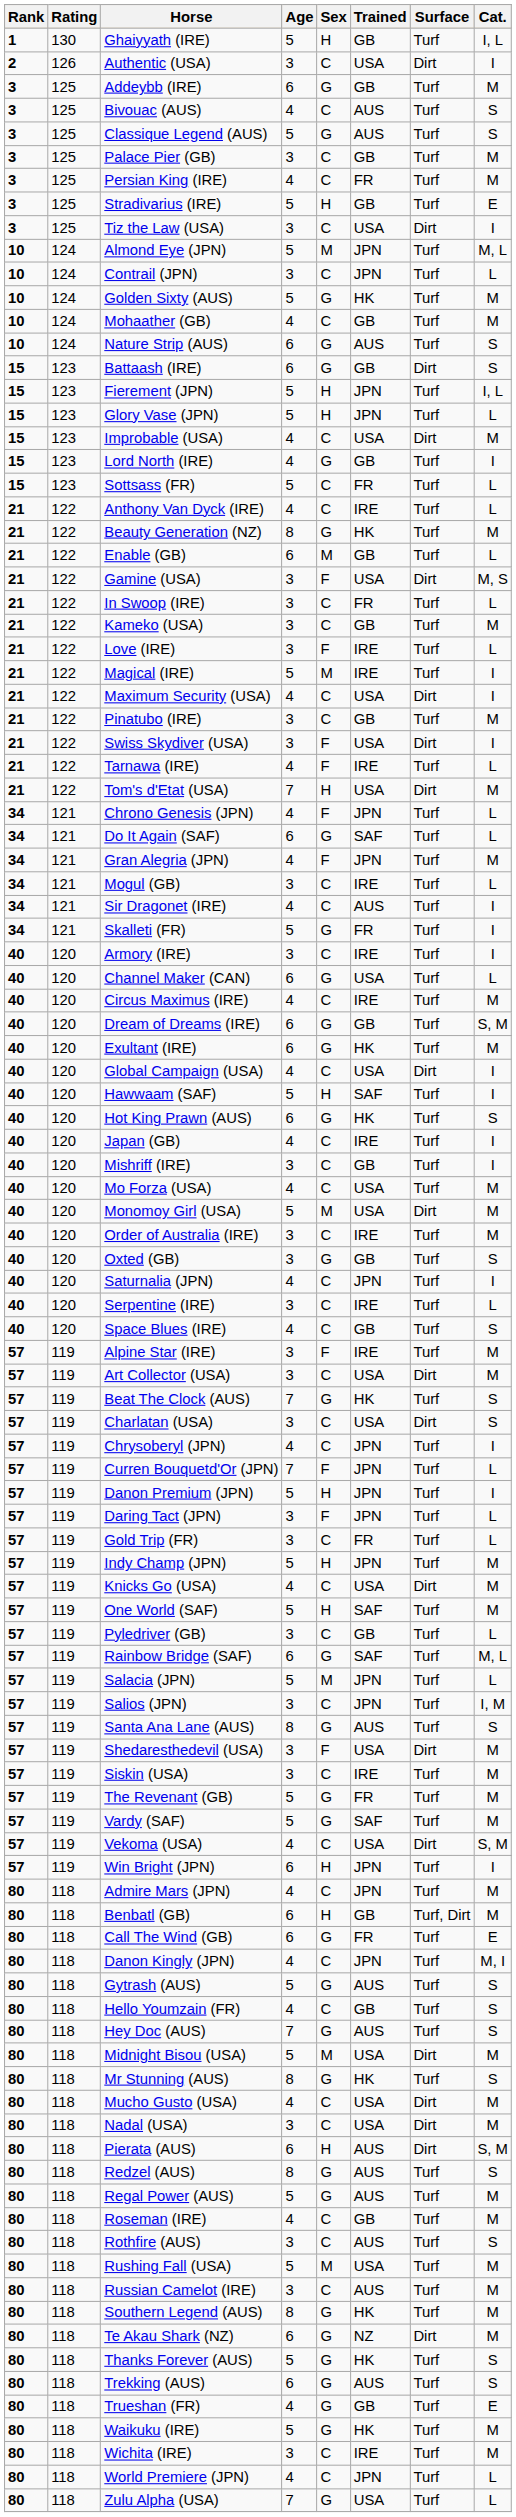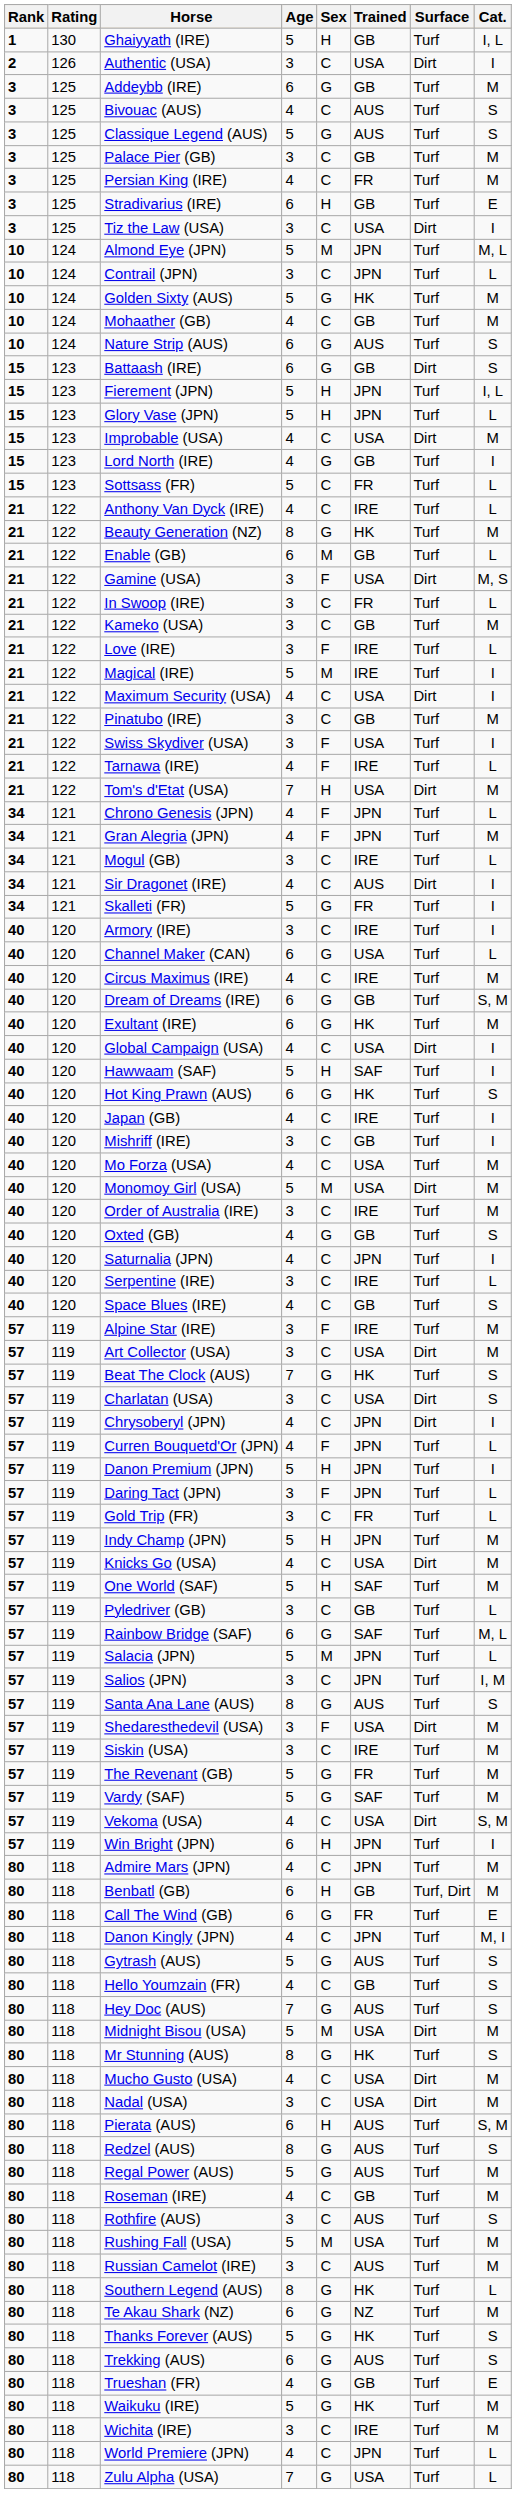(290, 204) 5 -> (290, 204) 6
(425, 743) Dirt -> (426, 743) Turf
- row: (162, 837)
(426, 907) Turf -> (425, 884) Dirt
(290, 1259) 3 -> (290, 1235) 4
(426, 1446) Turf -> (425, 1423) Dirt
(290, 1469) 7 -> (290, 1446) 4
(425, 2149) Dirt -> (426, 2126) Turf
(493, 2313) M -> (493, 2290) L
(425, 2336) Dirt -> (426, 2313) Turf
